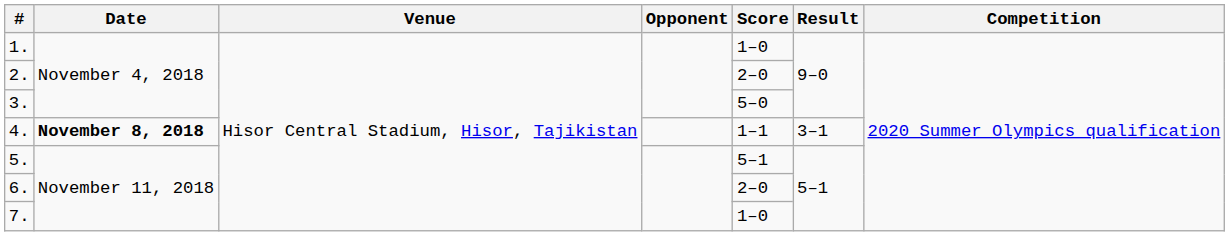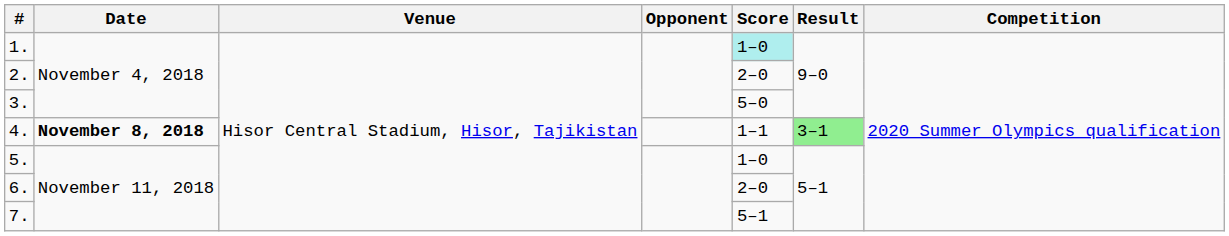(752, 47) no background -> (752, 47) paleturquoise background
(813, 131) no background -> (813, 131) lightgreen background
(752, 160) 5–1 -> (752, 160) 1–0
(752, 216) 1–0 -> (752, 216) 5–1
